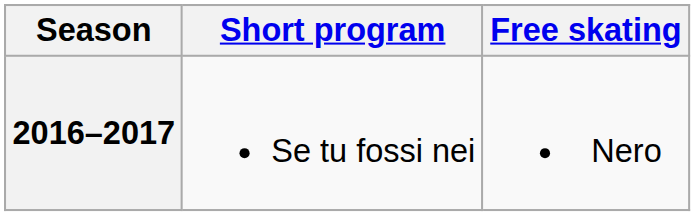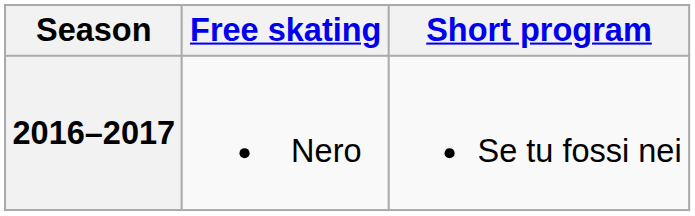columns swapped: (333, 30) <-> (586, 30)
